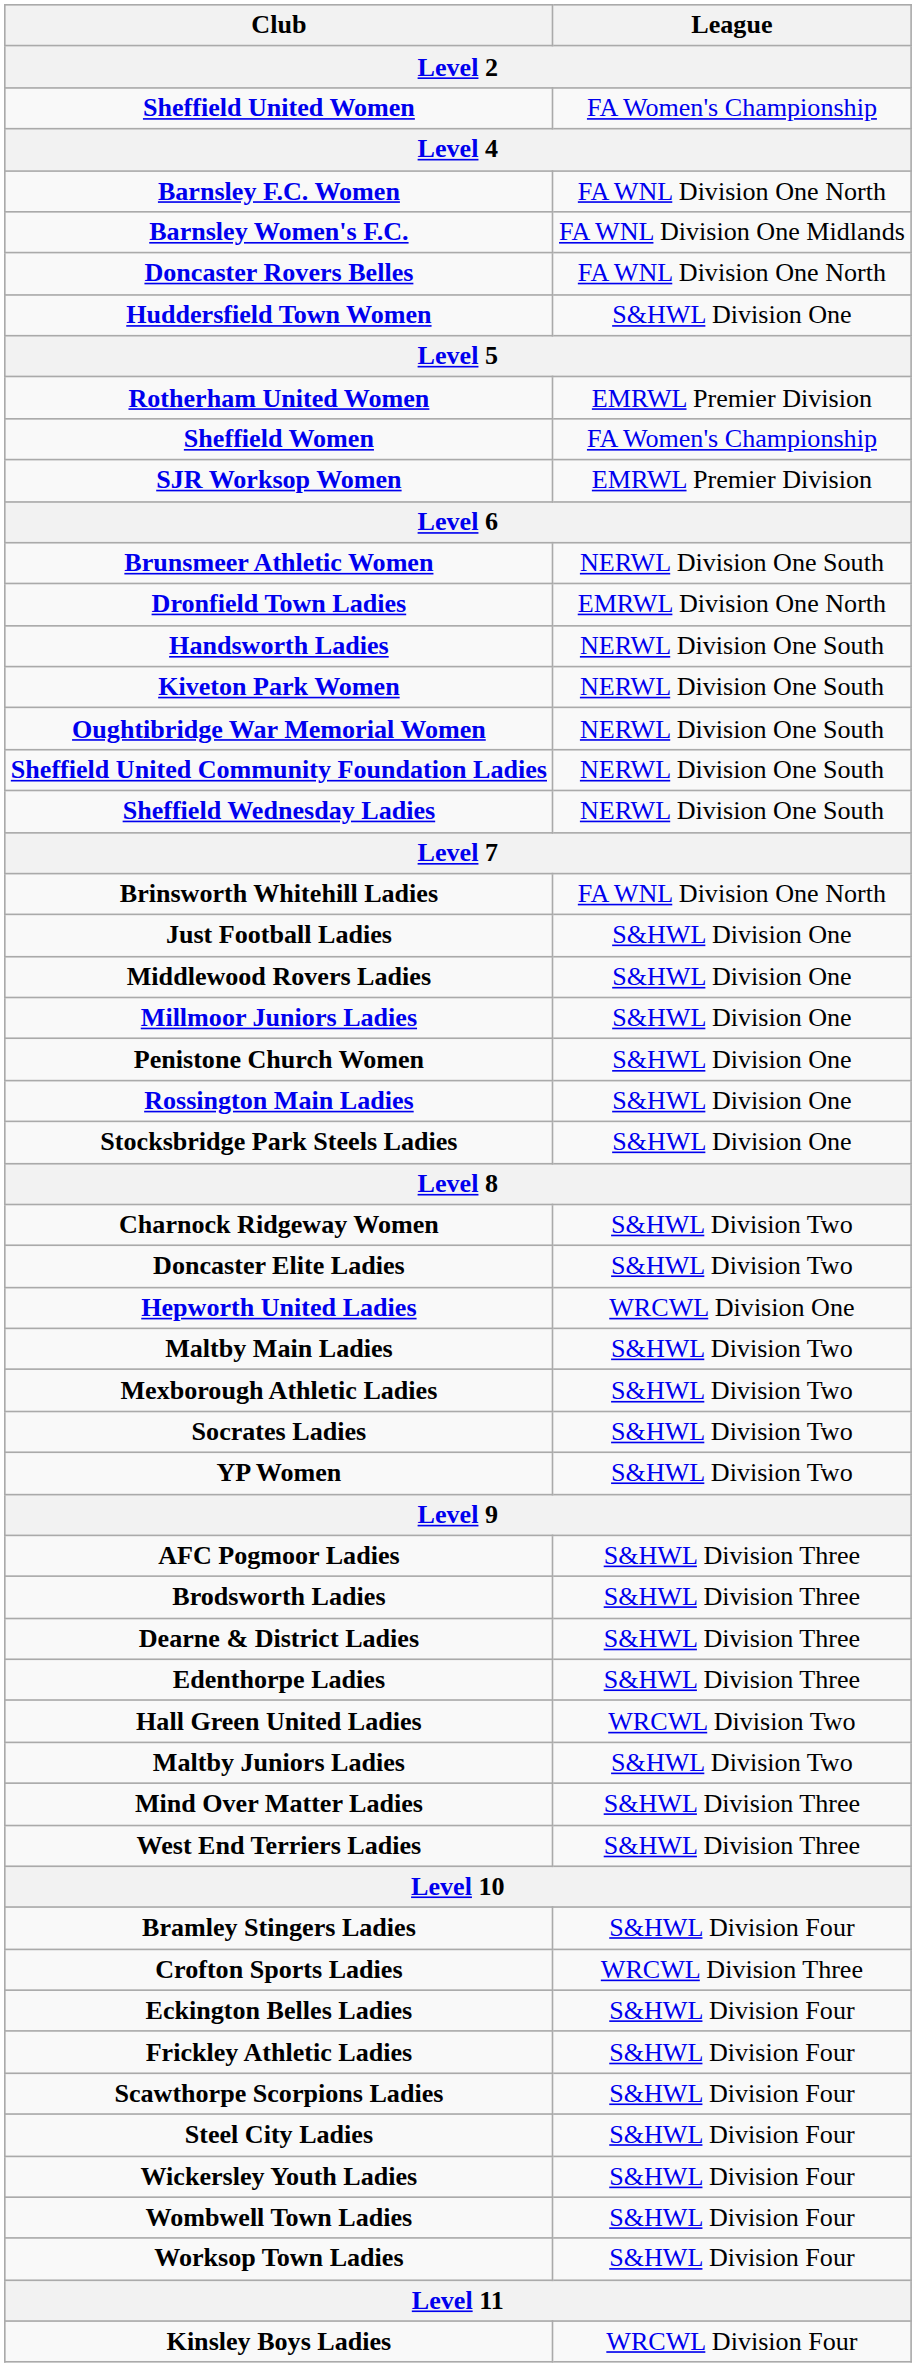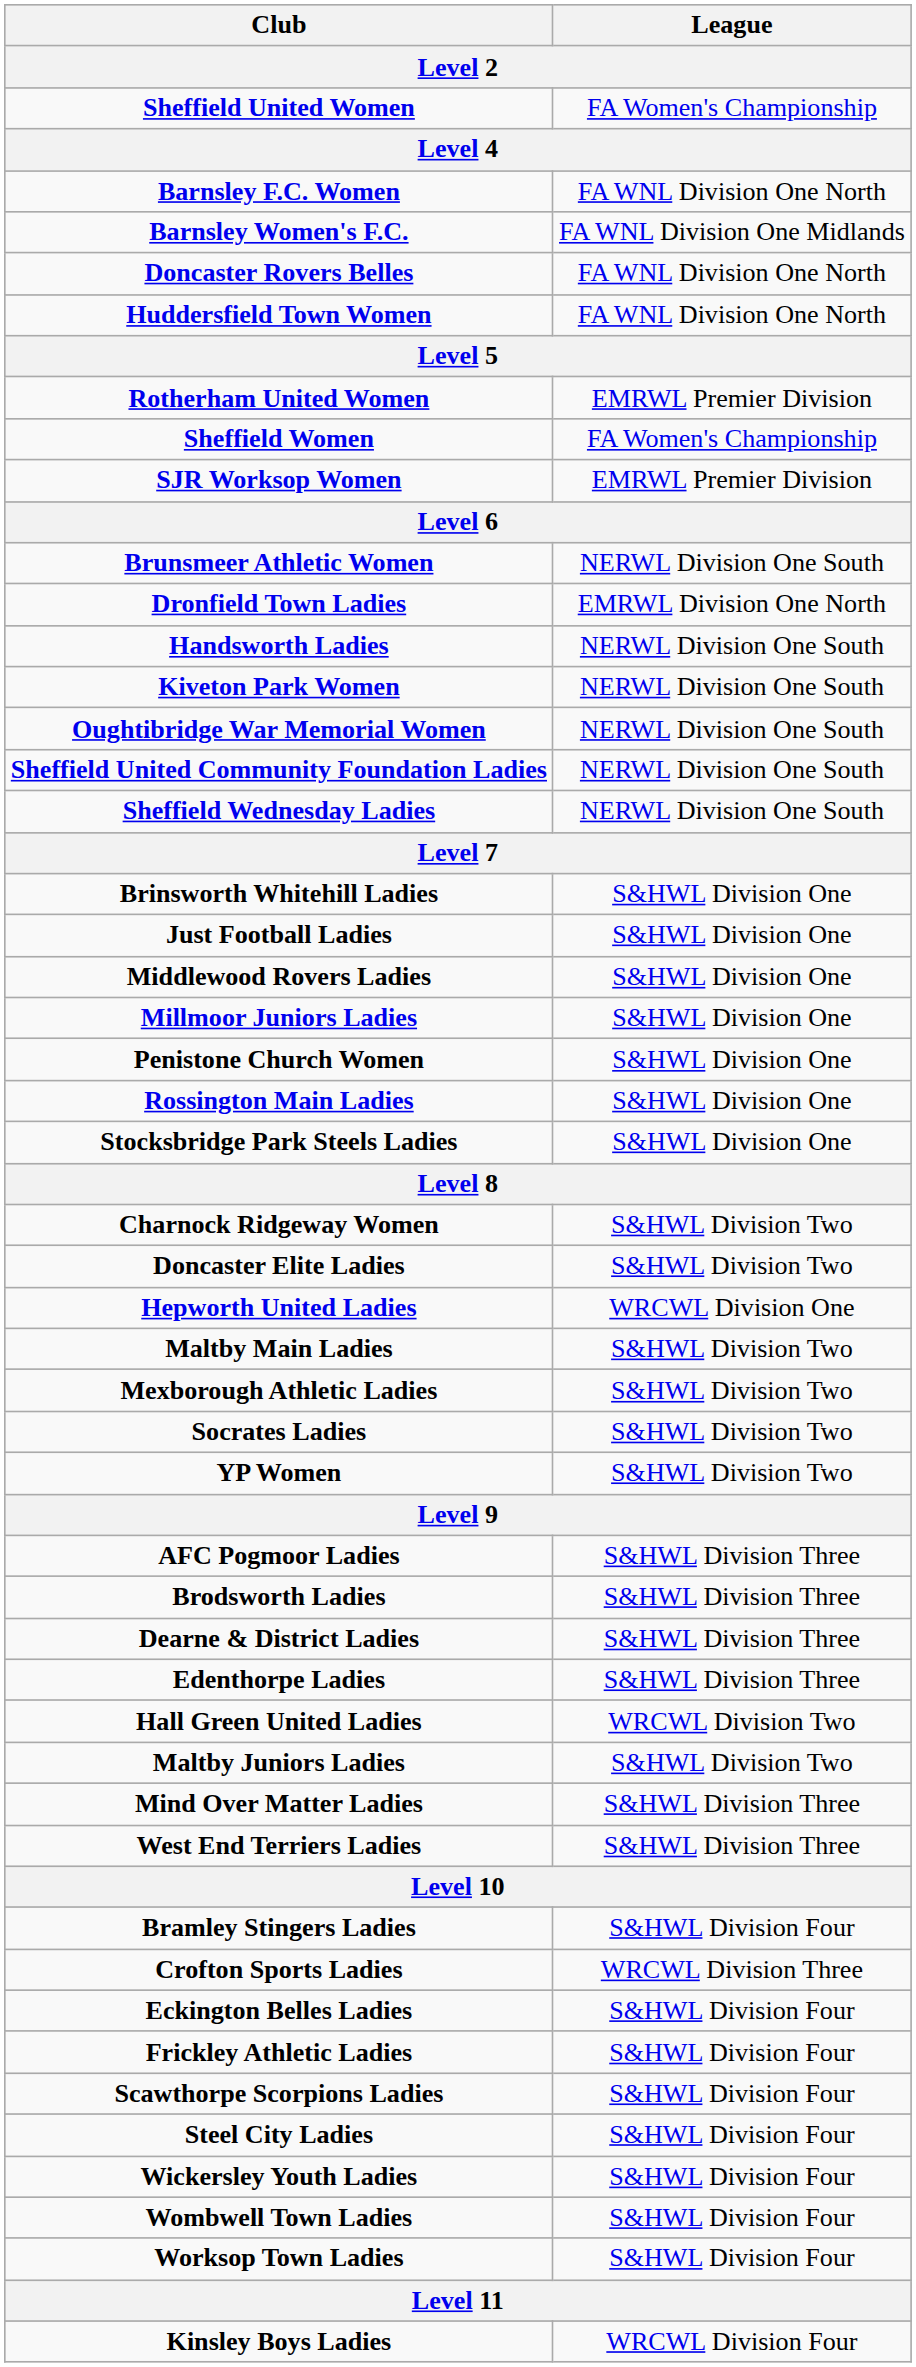(732, 314) S&HWL Division One -> (732, 314) FA WNL Division One North
(732, 893) FA WNL Division One North -> (732, 893) S&HWL Division One
